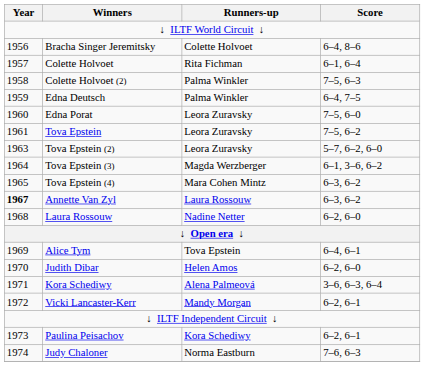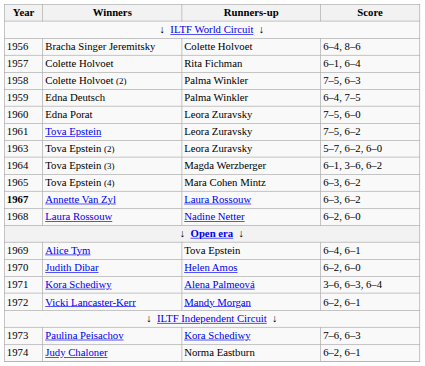(342, 336) 6–2, 6–1 -> (342, 336) 7–6, 6–3
(342, 353) 7–6, 6–3 -> (342, 353) 6–2, 6–1
